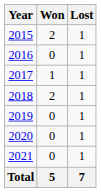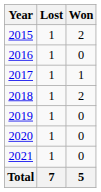columns swapped: (52, 14) <-> (82, 14)
